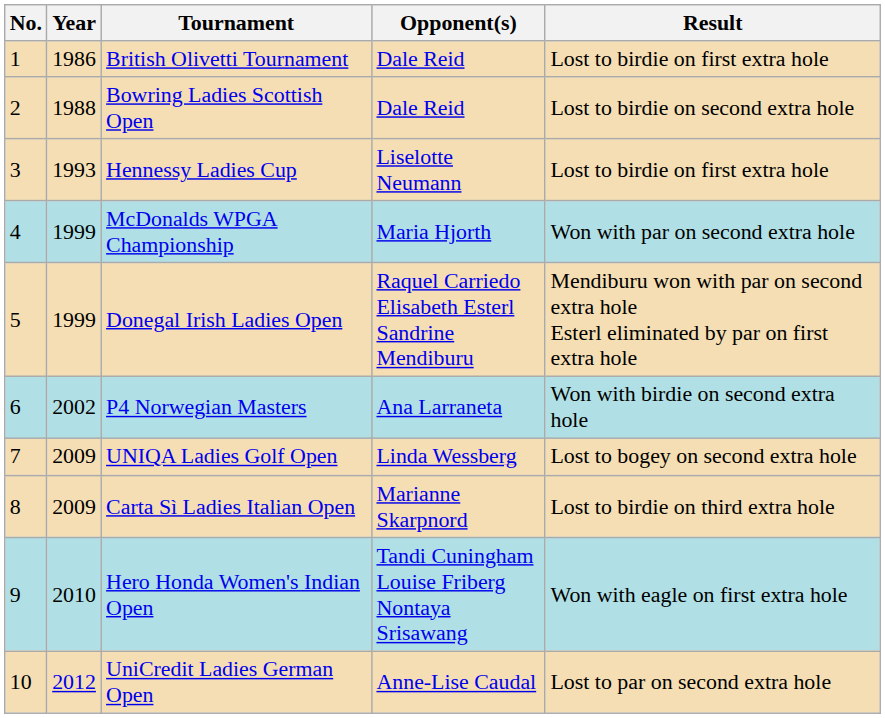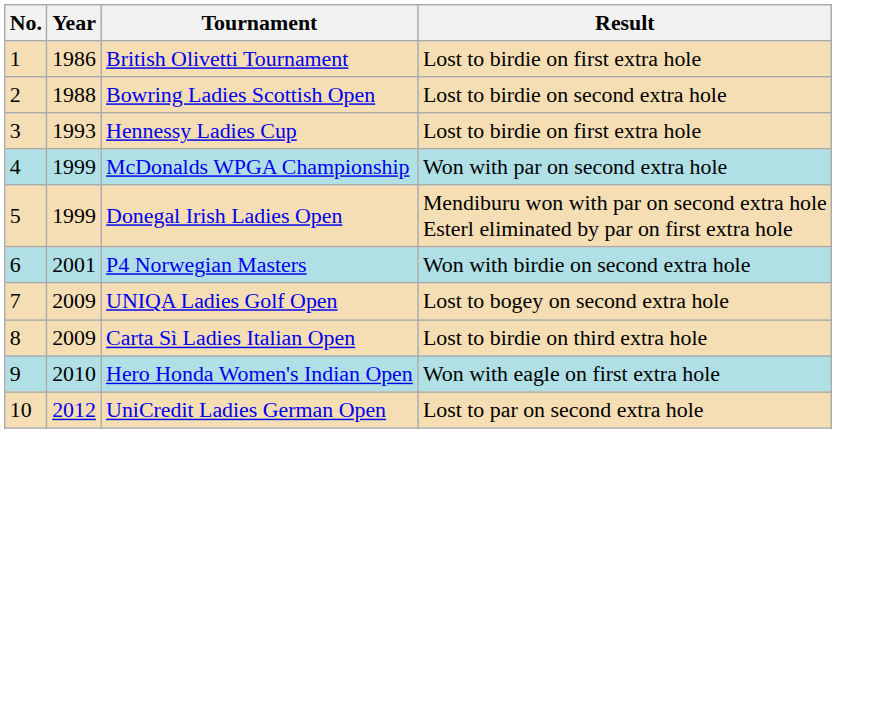- column: (458, 22)
(74, 407) 2002 -> (74, 265) 2001
